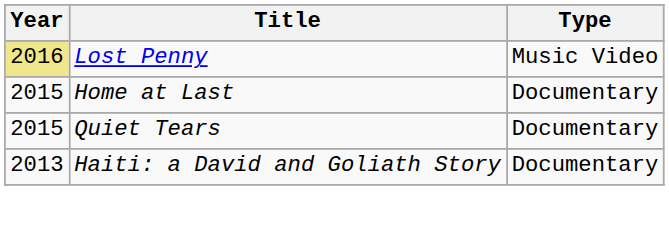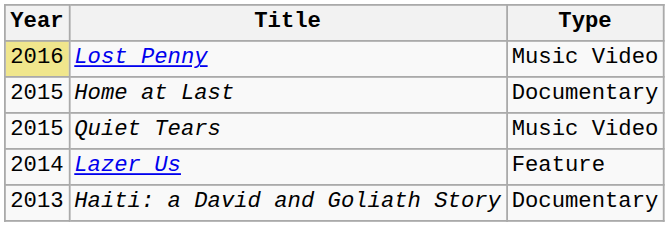(585, 131) Documentary -> (585, 131) Music Video
+ row: (128, 167)
